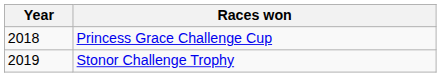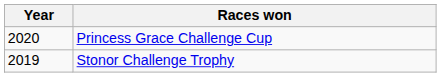(24, 38) 2018 -> (24, 38) 2020
